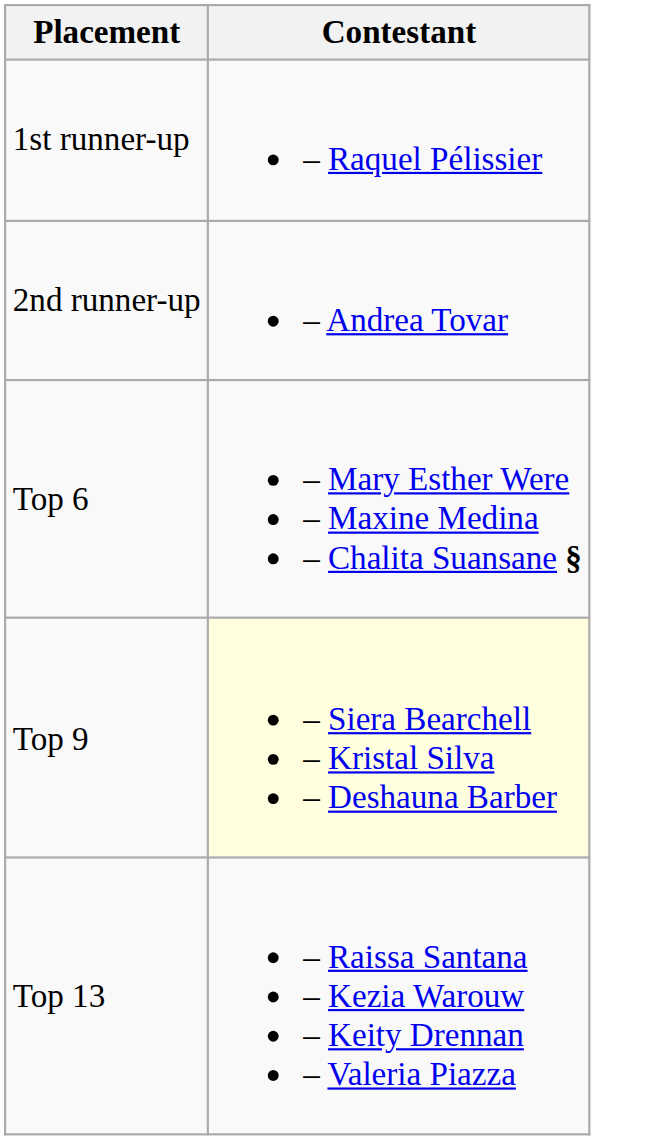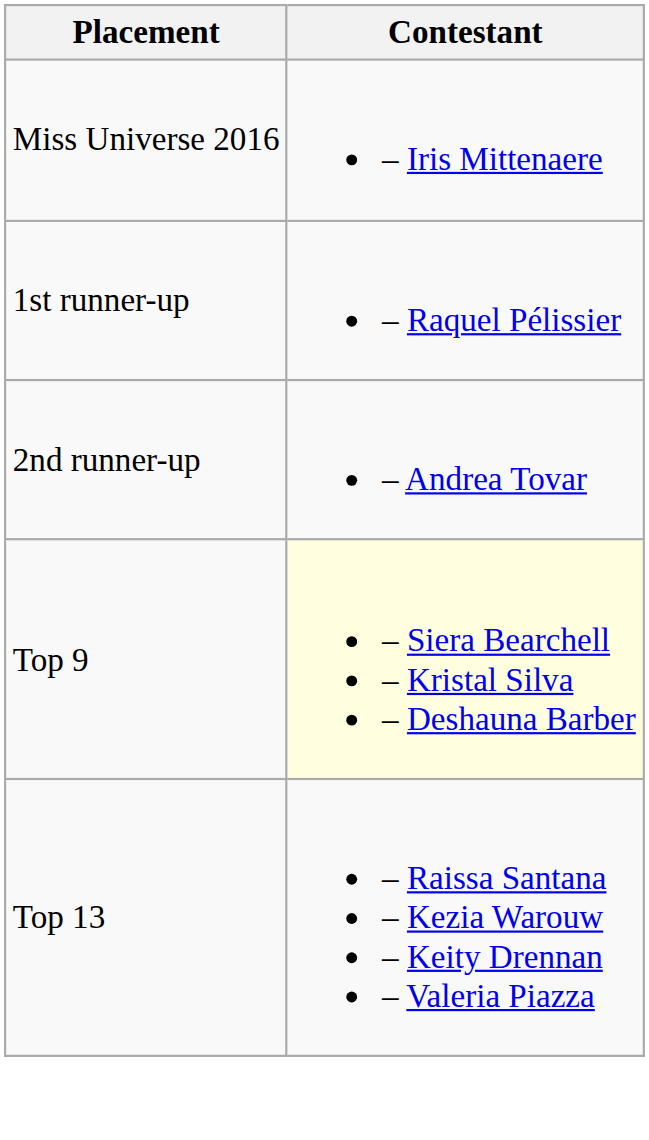+ row: (146, 139)
- row: (51, 498)
